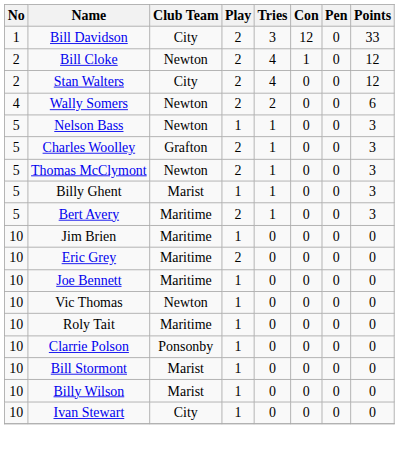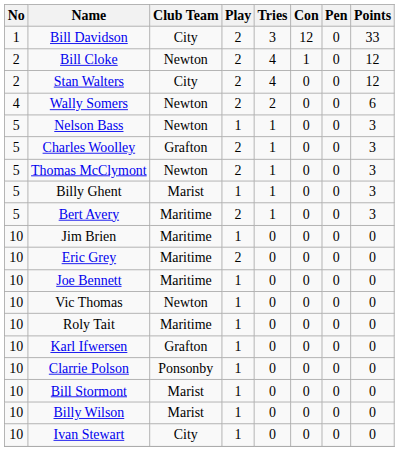+ row: (89, 346)
